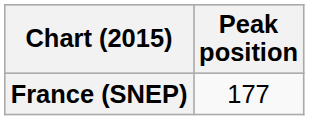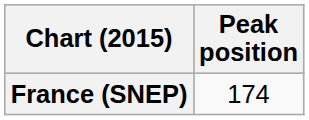(249, 93) 177 -> (249, 93) 174
